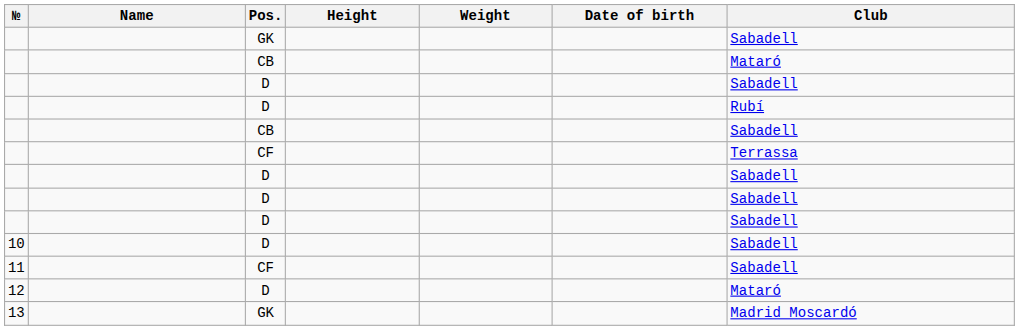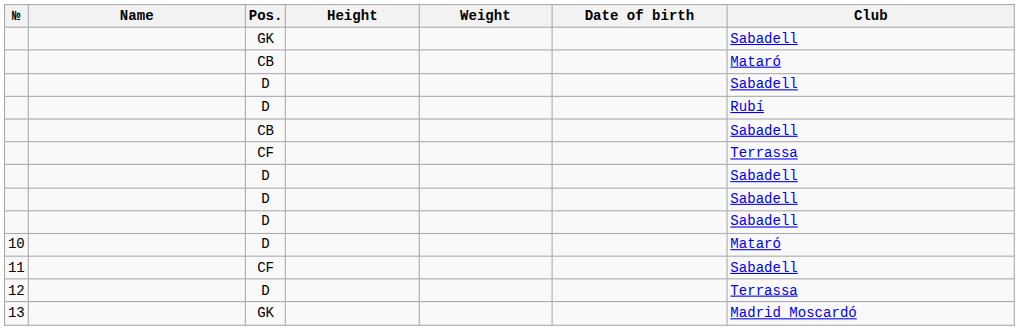(764, 245) Sabadell -> (756, 245) Mataró
(756, 291) Mataró -> (764, 291) Terrassa
